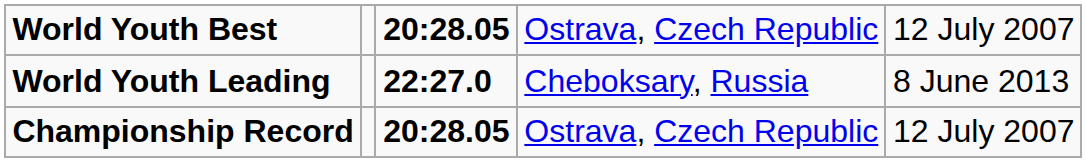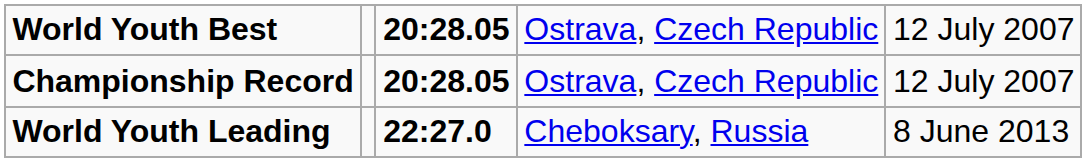rows swapped: (183, 131) <-> (171, 80)
